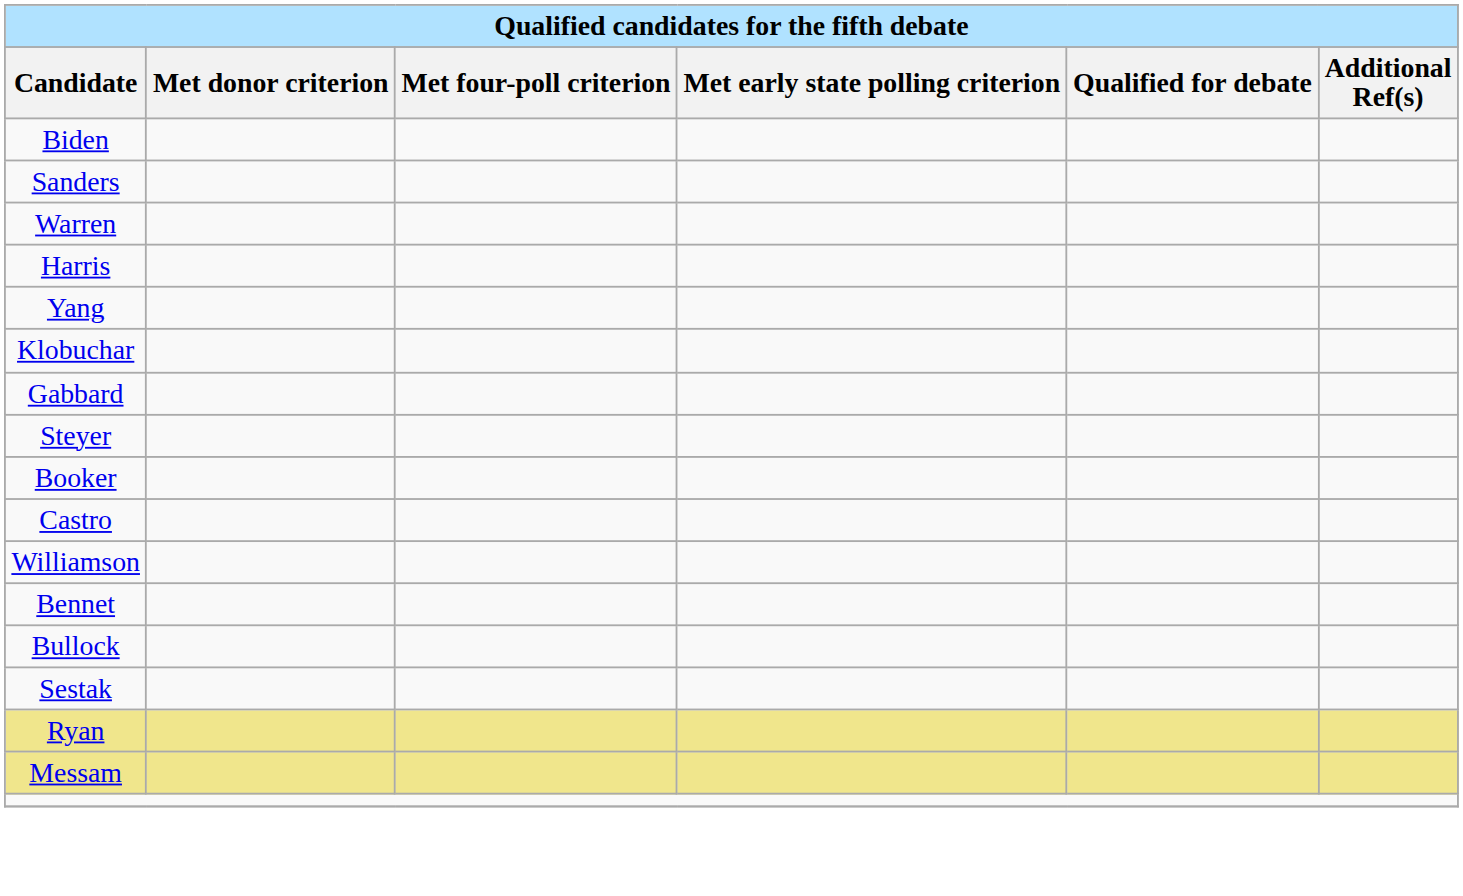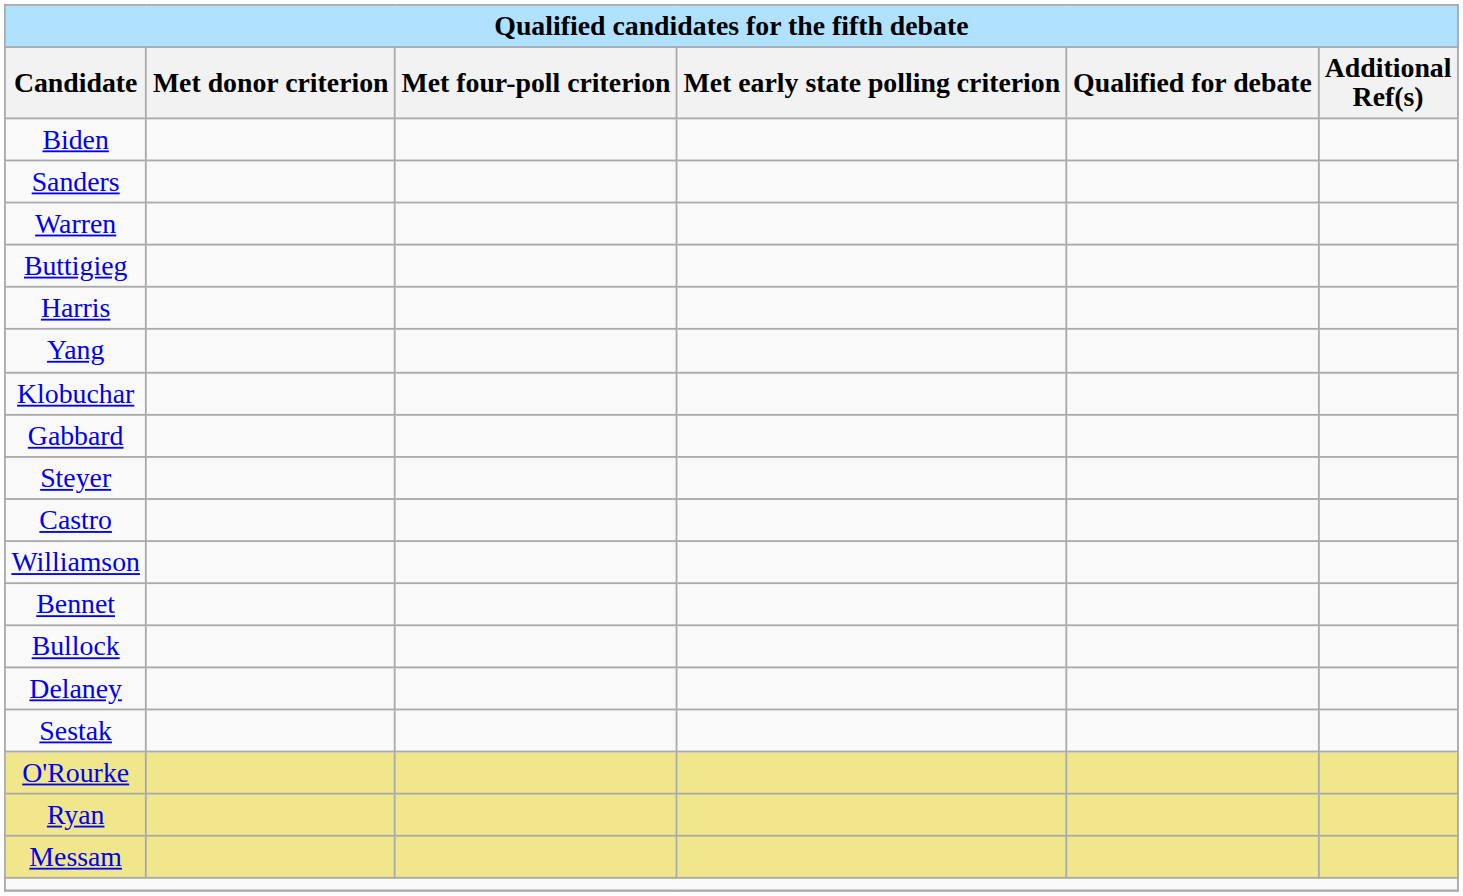+ row: (76, 266)
- row: (76, 477)
+ row: (76, 688)
+ row: (76, 772)
